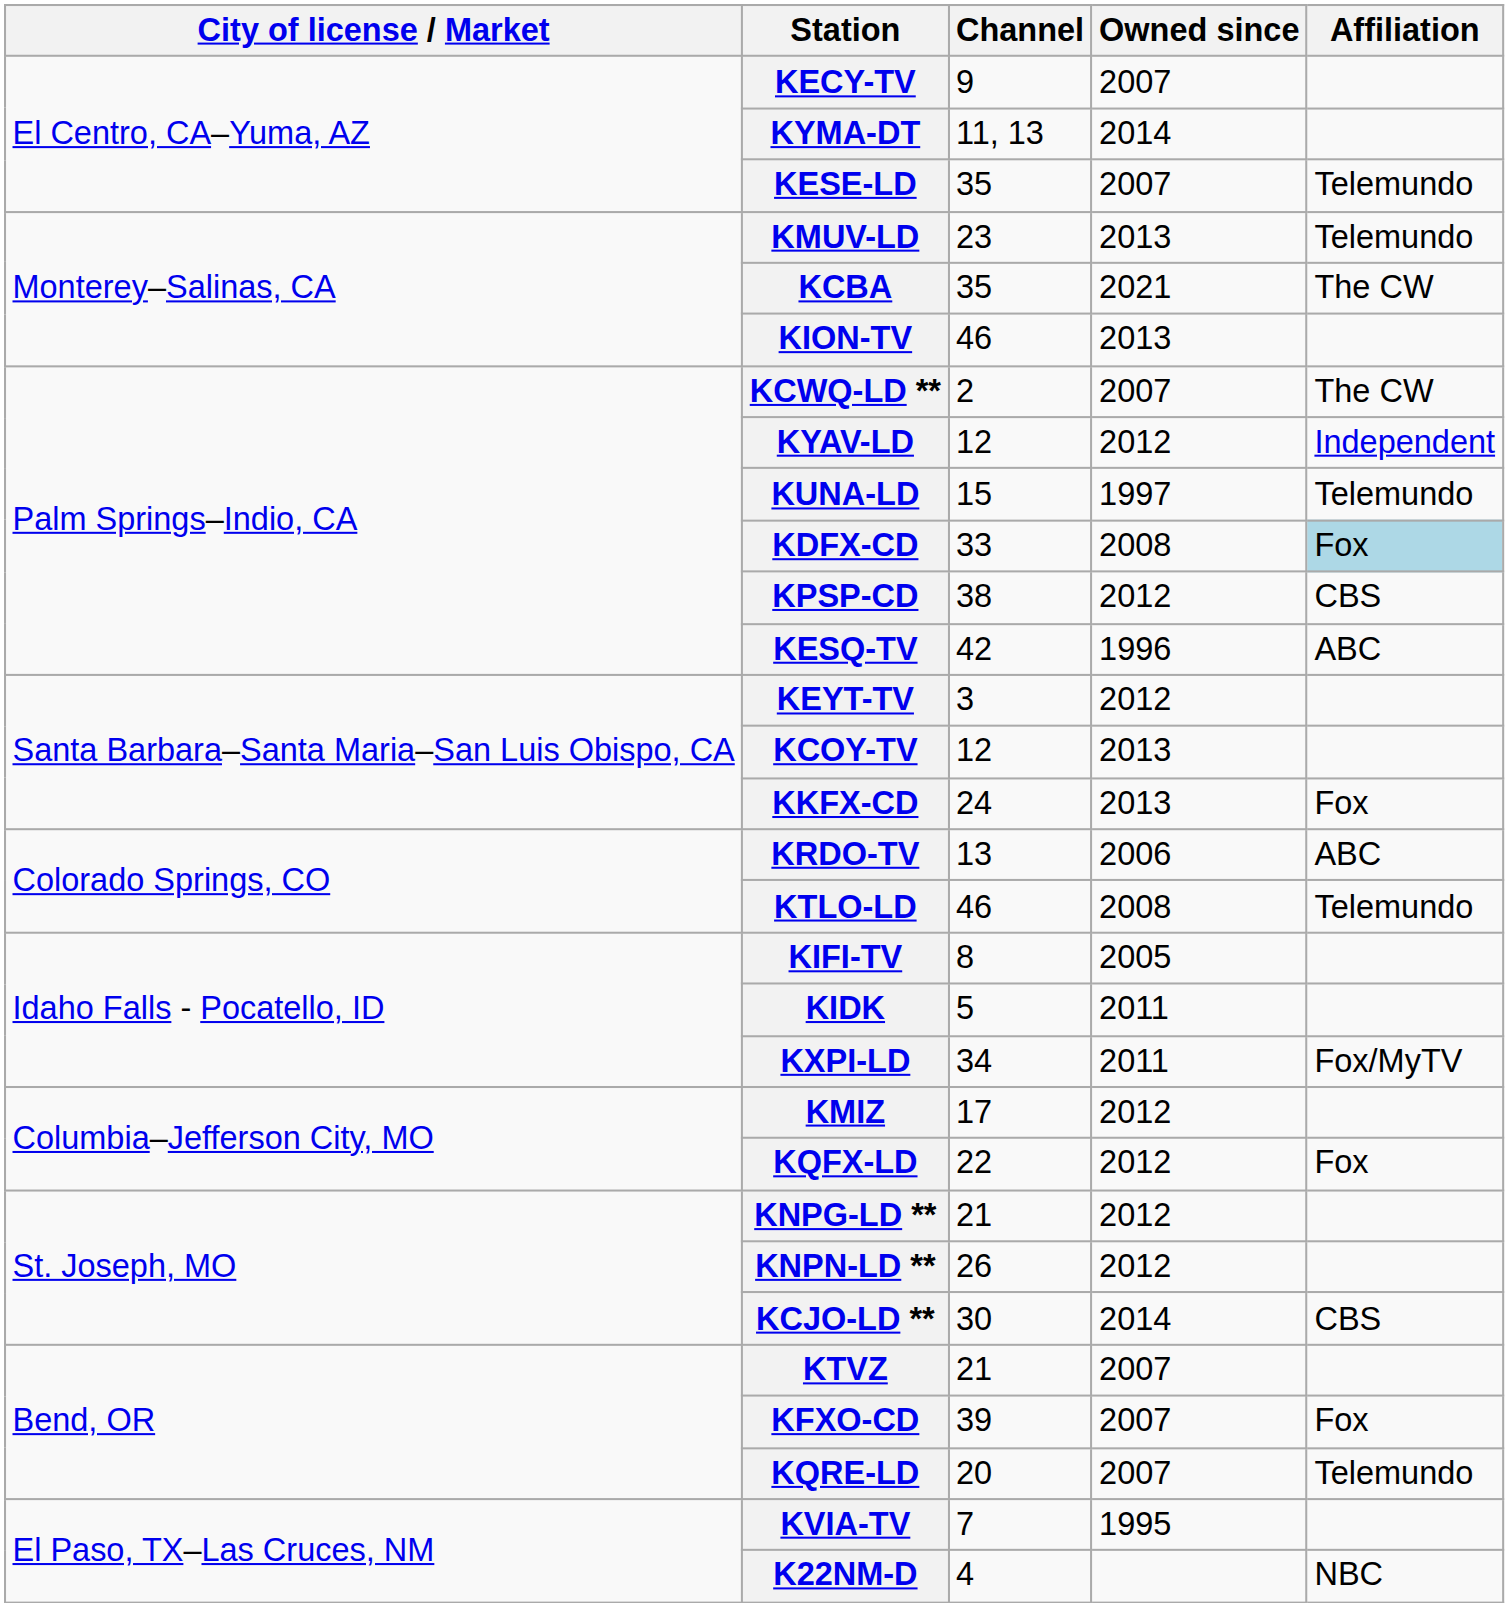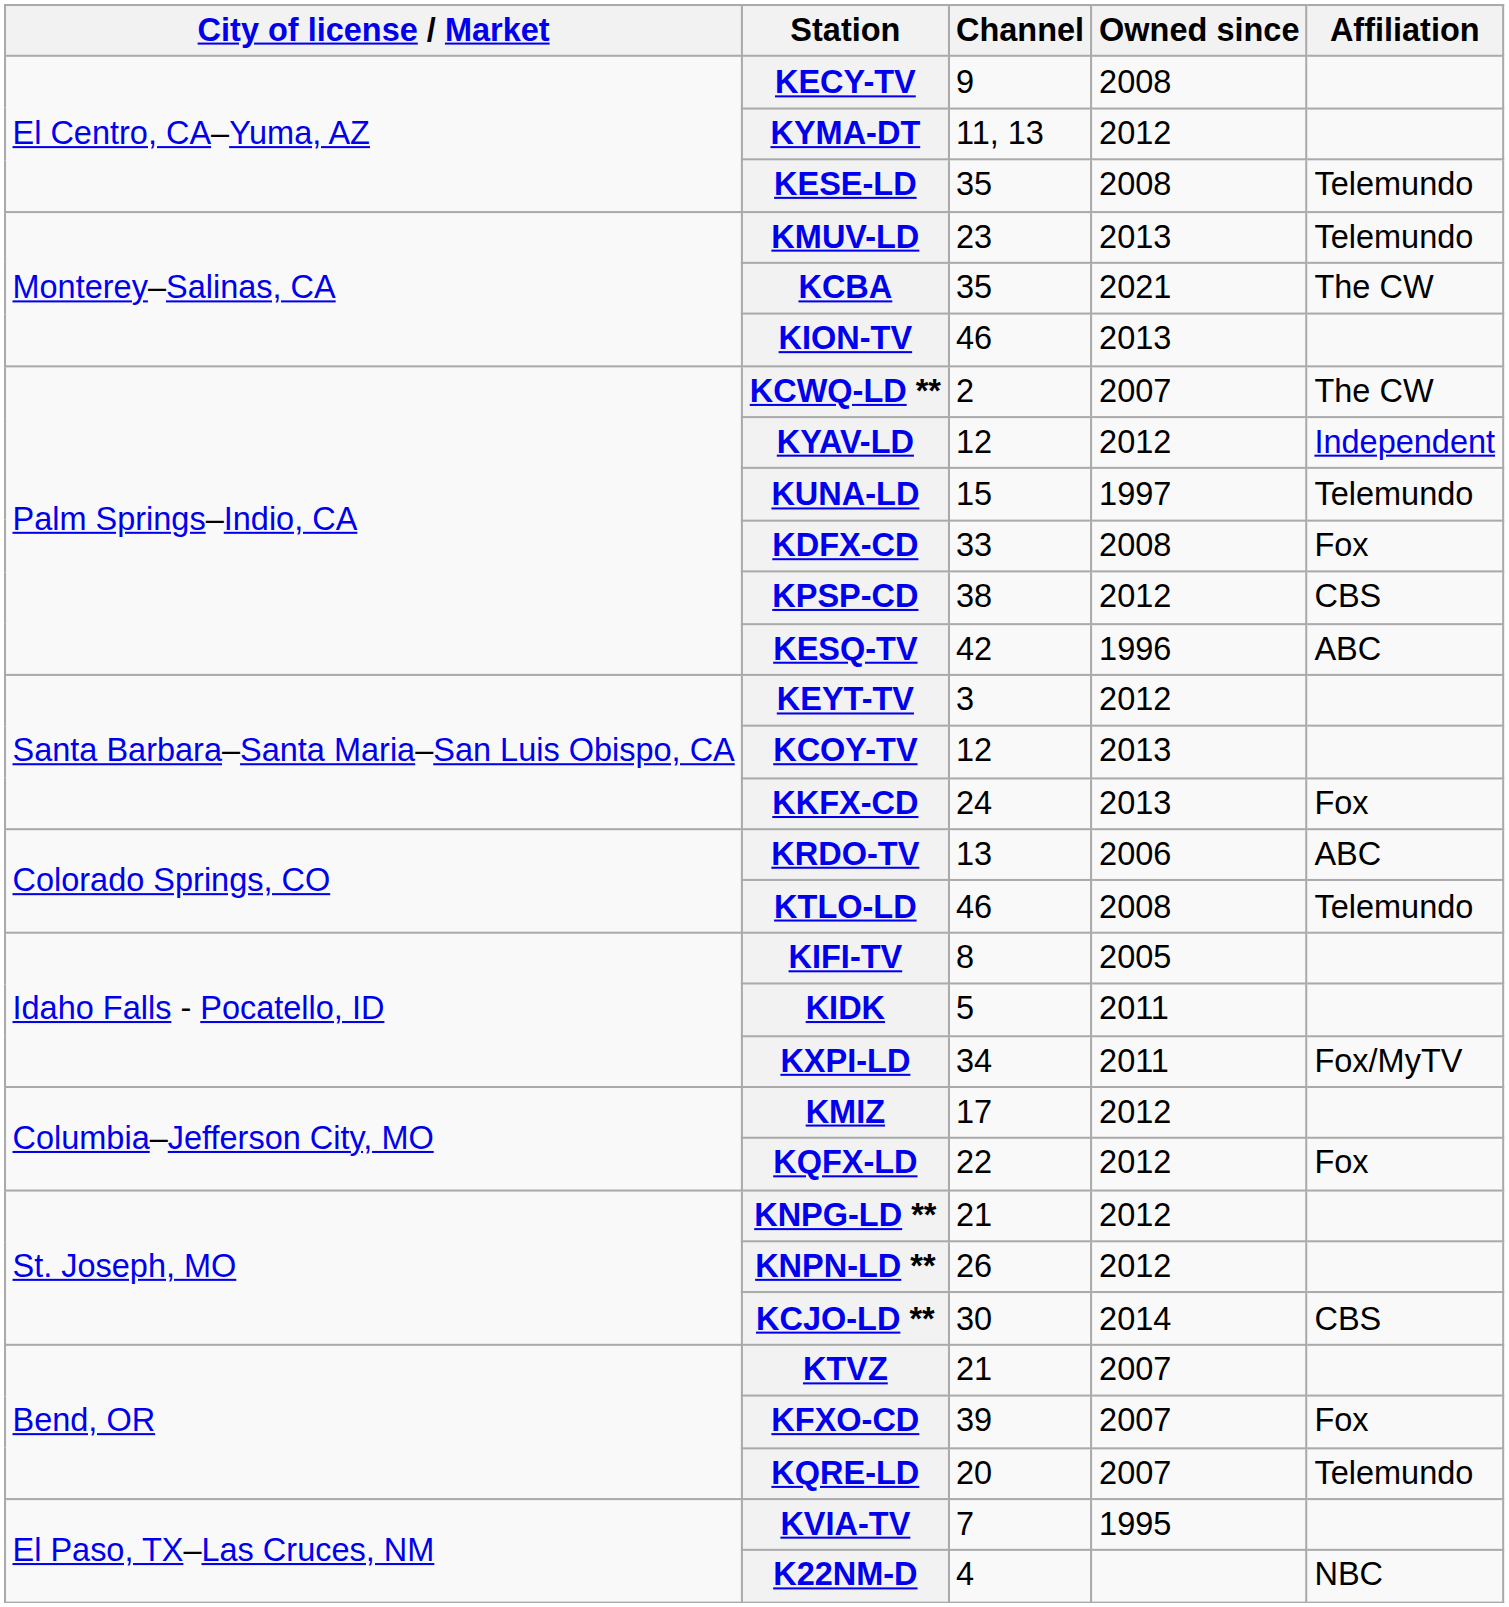(1135, 81) 2007 -> (1135, 81) 2008
(1135, 133) 2014 -> (1135, 133) 2012
(1135, 184) 2007 -> (1135, 184) 2008
(1342, 545) lightblue background -> (1342, 545) no background
